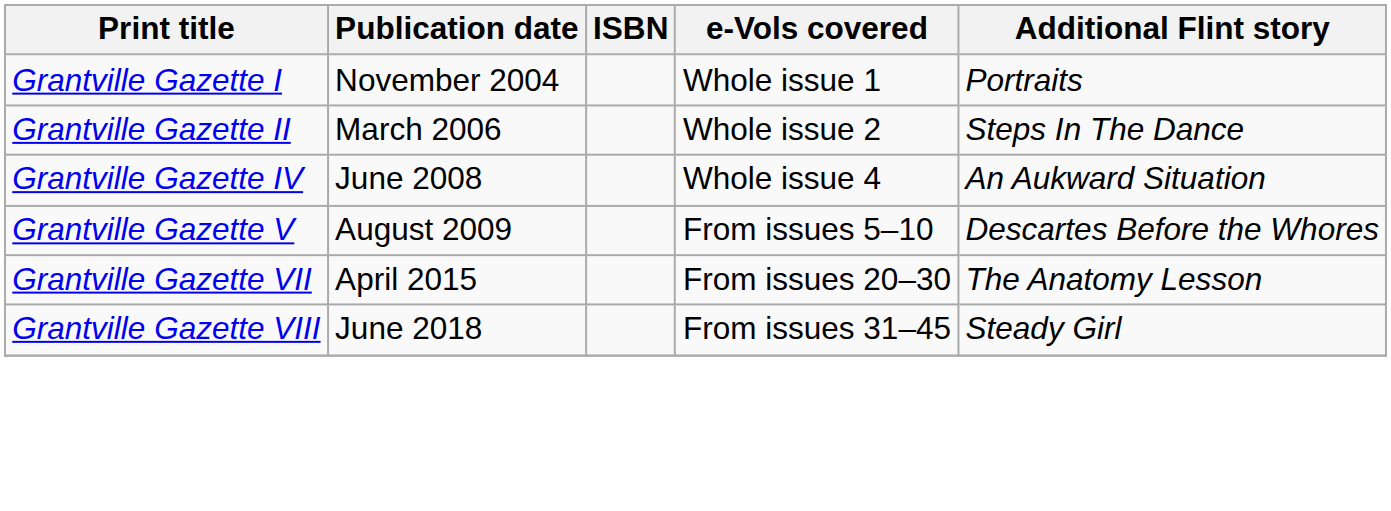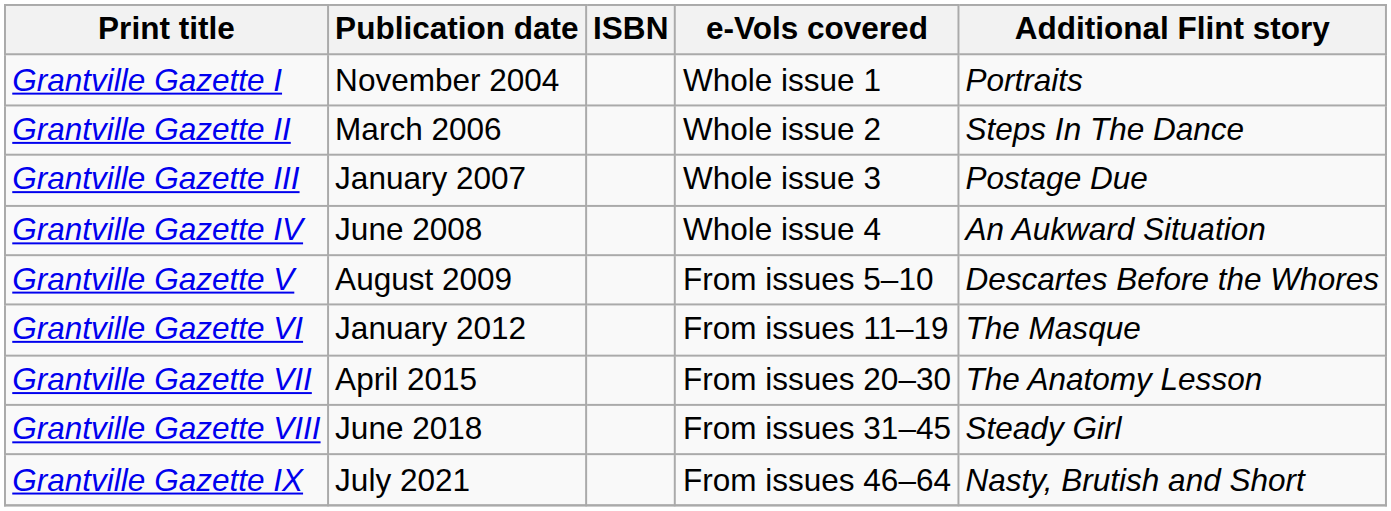+ row: (156, 179)
+ row: (158, 329)
+ row: (158, 479)
